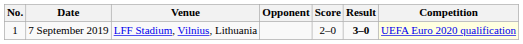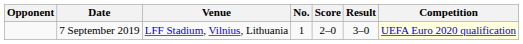columns swapped: (15, 13) <-> (286, 13)
(361, 30) bold -> (361, 30) normal
